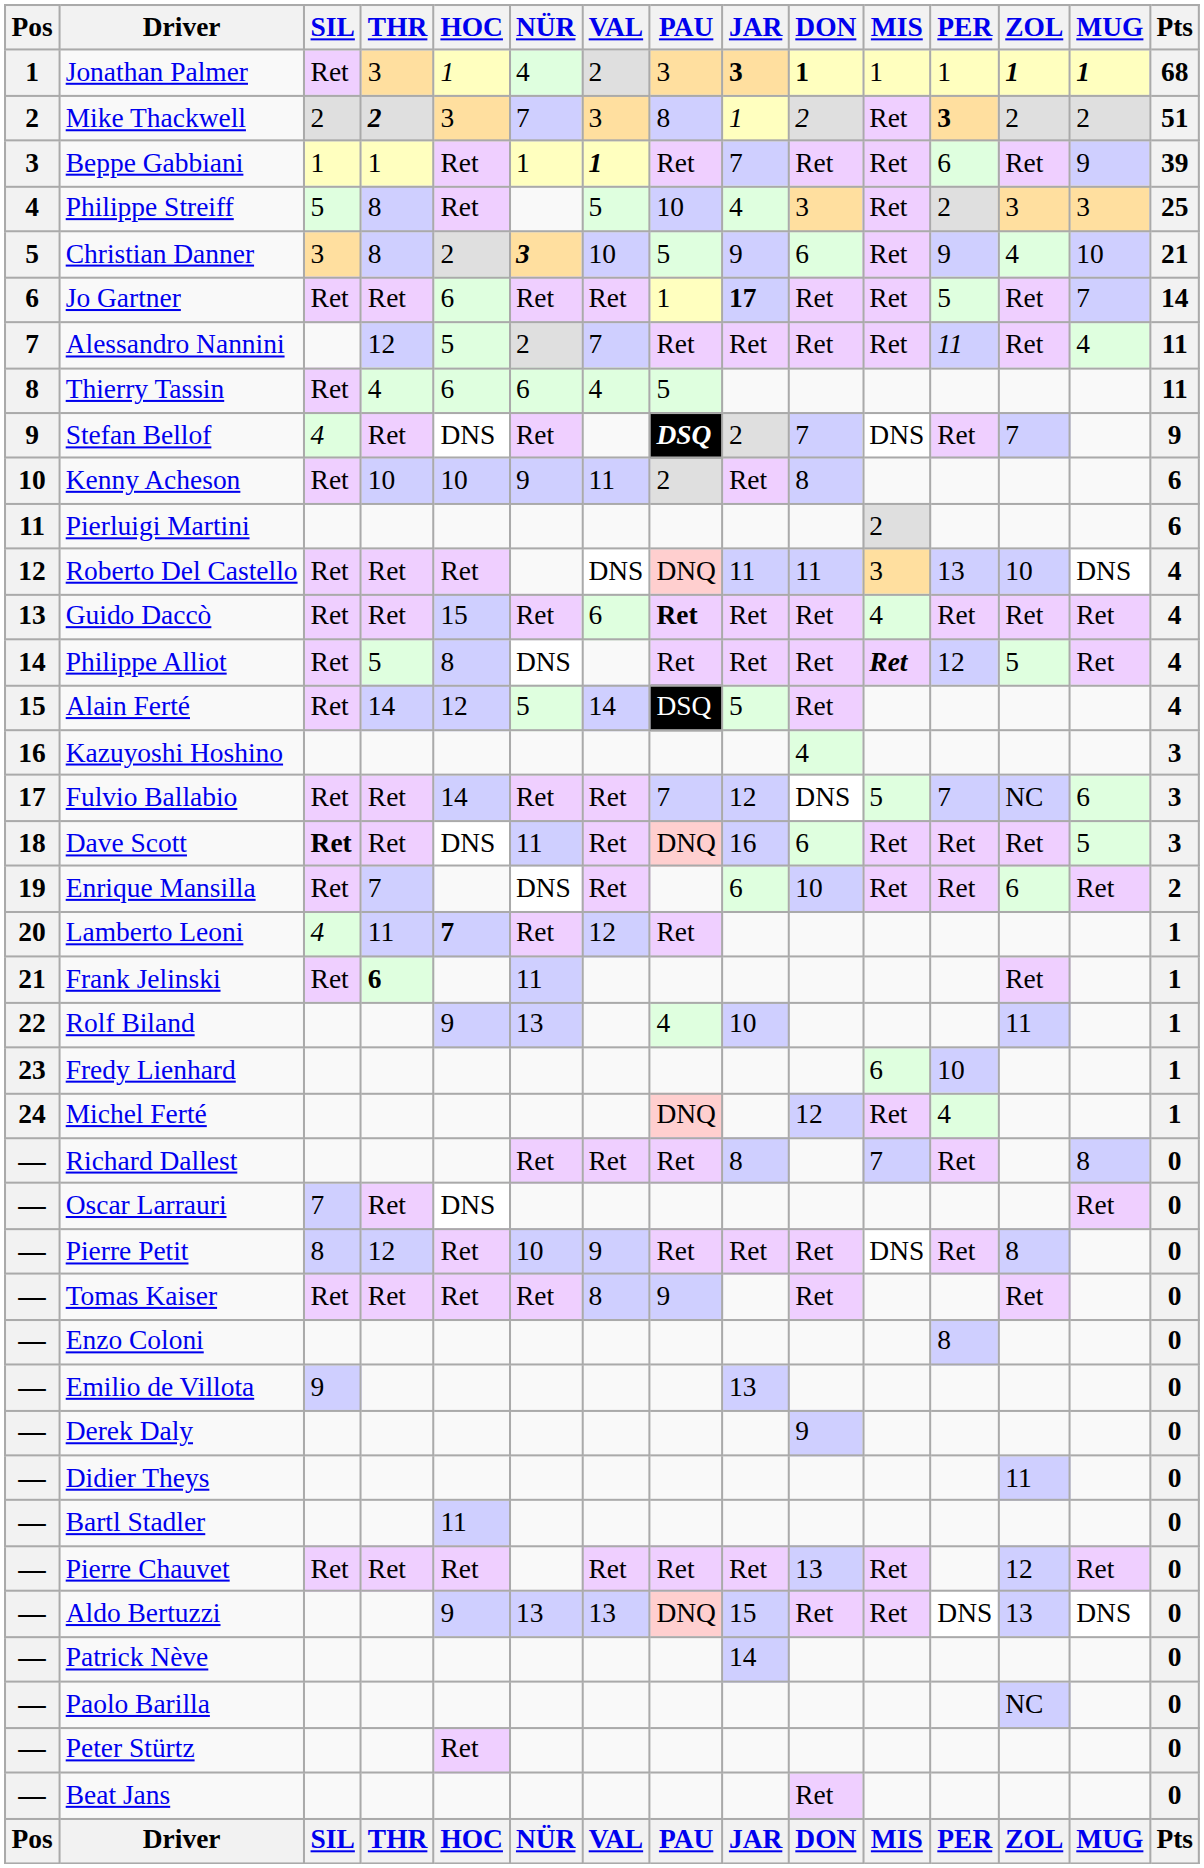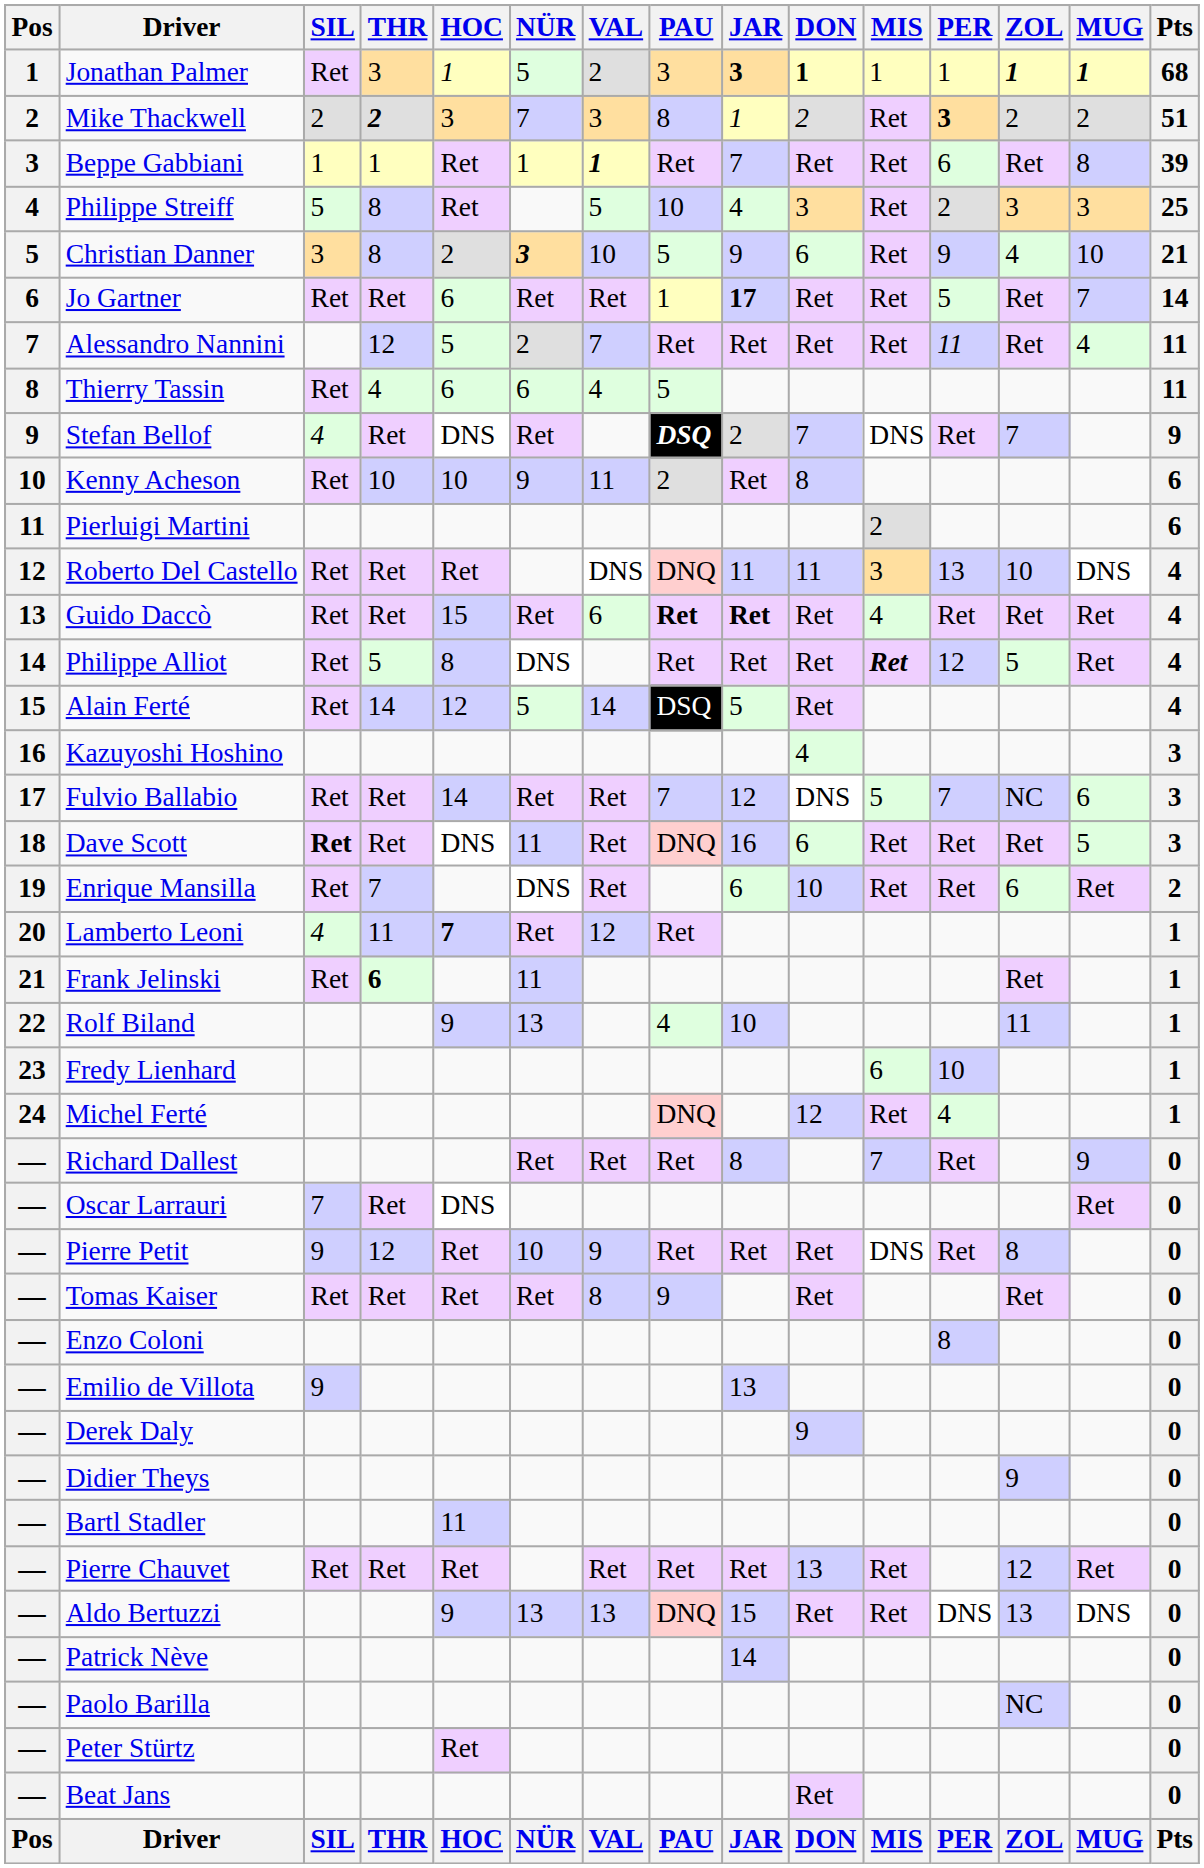(523, 72) 4 -> (523, 72) 5
(1083, 162) 9 -> (1083, 162) 8
(748, 615) normal -> (749, 615) bold
(1083, 1159) 8 -> (1083, 1159) 9
(317, 1250) 8 -> (317, 1250) 9
(1018, 1477) 11 -> (1012, 1477) 9
